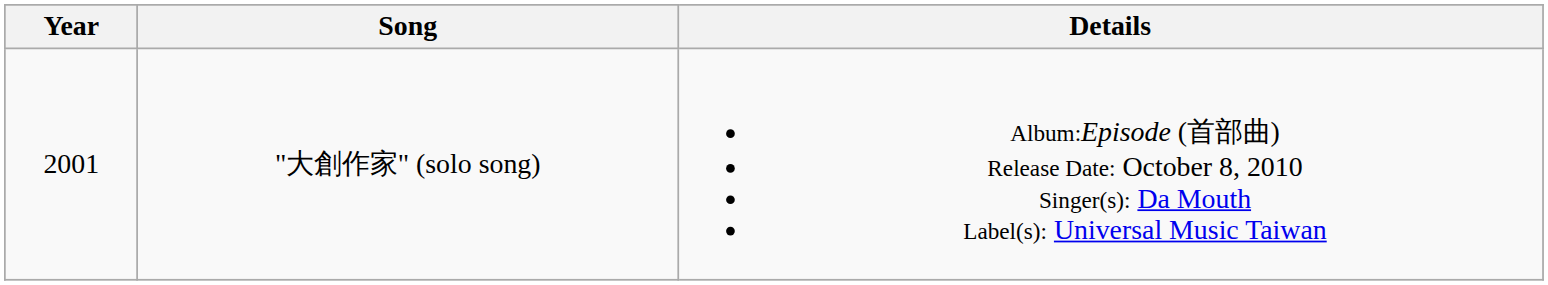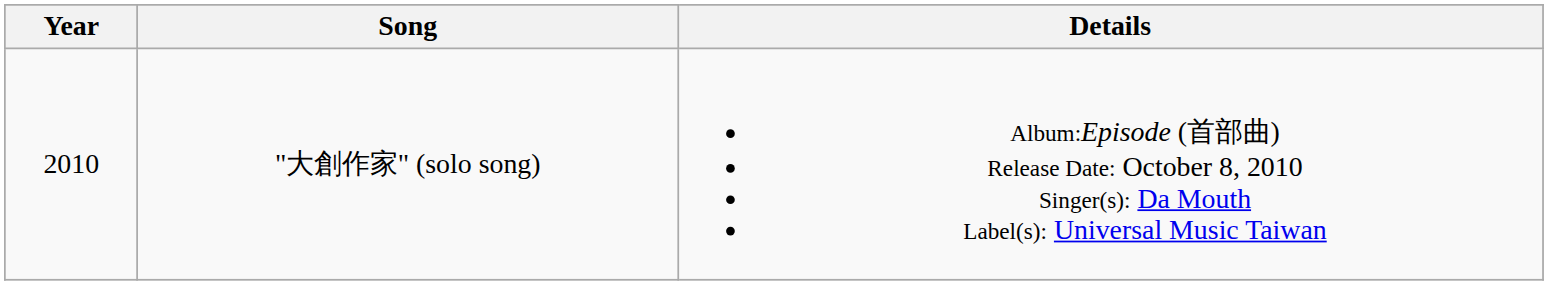(71, 163) 2001 -> (71, 163) 2010
